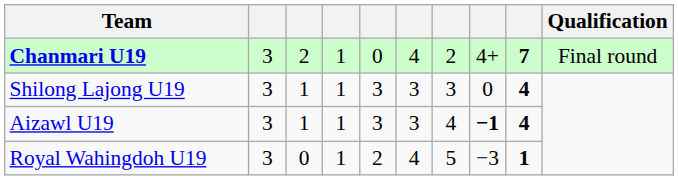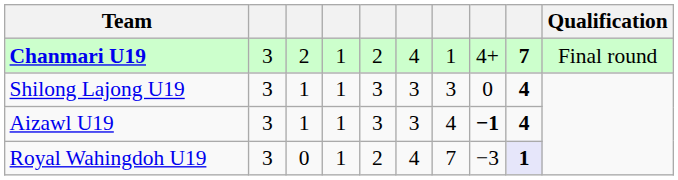(377, 55) 0 -> (377, 55) 2
(451, 55) 2 -> (451, 55) 1
(451, 157) 5 -> (451, 157) 7
(524, 157) no background -> (524, 157) lavender background
